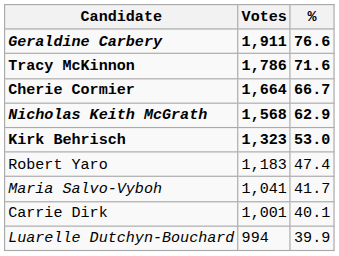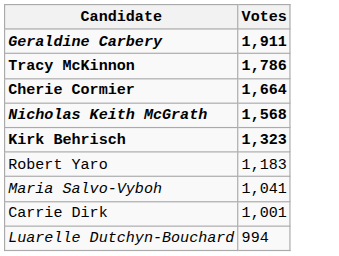- column: (312, 17)
